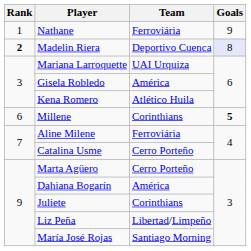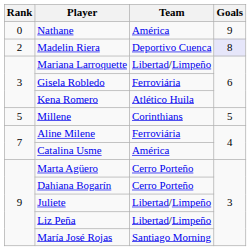(20, 30) 1 -> (20, 30) 0
(156, 30) Ferroviária -> (151, 30) América
(20, 47) bold -> (20, 47) normal
(161, 64) UAI Urquiza -> (172, 64) Libertad/Limpeño
(151, 82) América -> (156, 82) Ferroviária
(20, 116) 6 -> (20, 116) 5
(230, 116) bold -> (230, 116) normal
(163, 151) Cerro Porteño -> (151, 151) América
(151, 185) América -> (163, 185) Cerro Porteño
(157, 202) Corinthians -> (172, 202) Libertad/Limpeño
